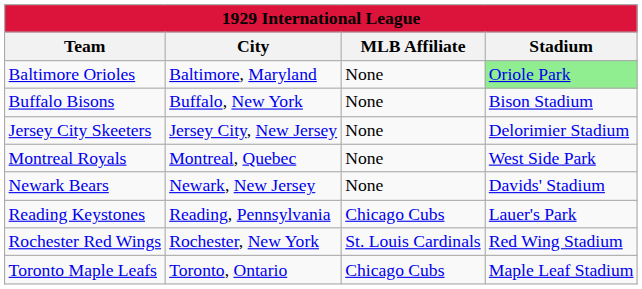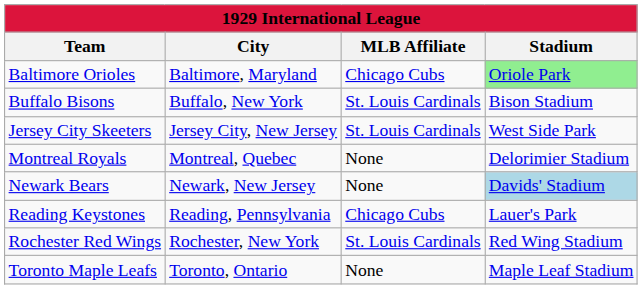(364, 74) None -> (395, 74) Chicago Cubs
(364, 102) None -> (413, 102) St. Louis Cardinals
(364, 130) None -> (413, 130) St. Louis Cardinals
(559, 130) Delorimier Stadium -> (542, 130) West Side Park
(542, 158) West Side Park -> (559, 158) Delorimier Stadium
(547, 185) no background -> (547, 185) lightblue background
(395, 269) Chicago Cubs -> (364, 269) None
